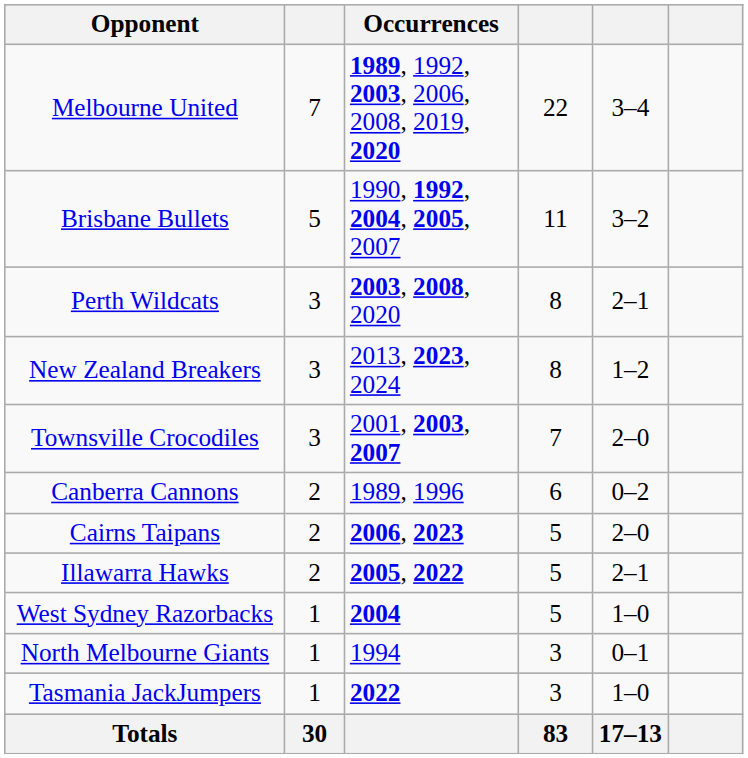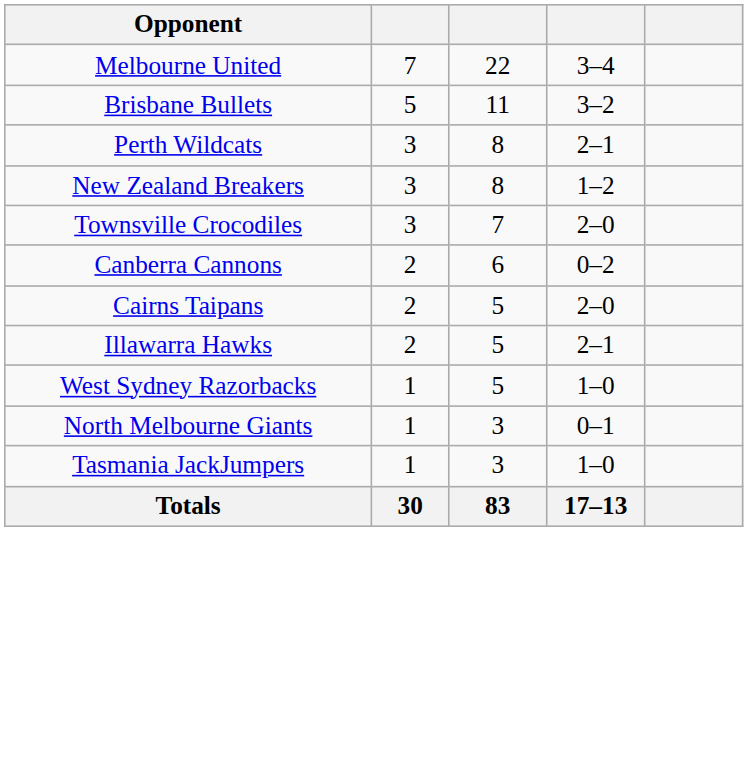- column: (431, 24)
